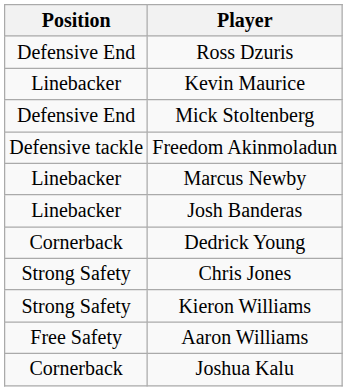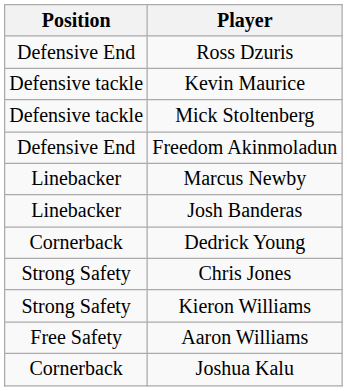(76, 83) Linebacker -> (76, 83) Defensive tackle
(76, 115) Defensive End -> (76, 115) Defensive tackle
(76, 147) Defensive tackle -> (76, 147) Defensive End
